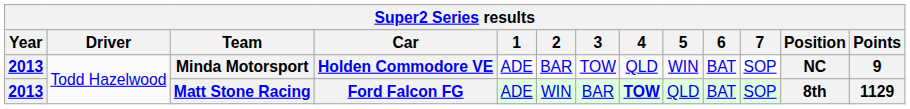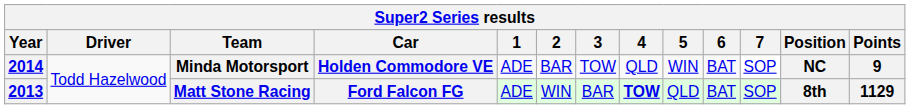(26, 67) 2013 -> (26, 67) 2014
